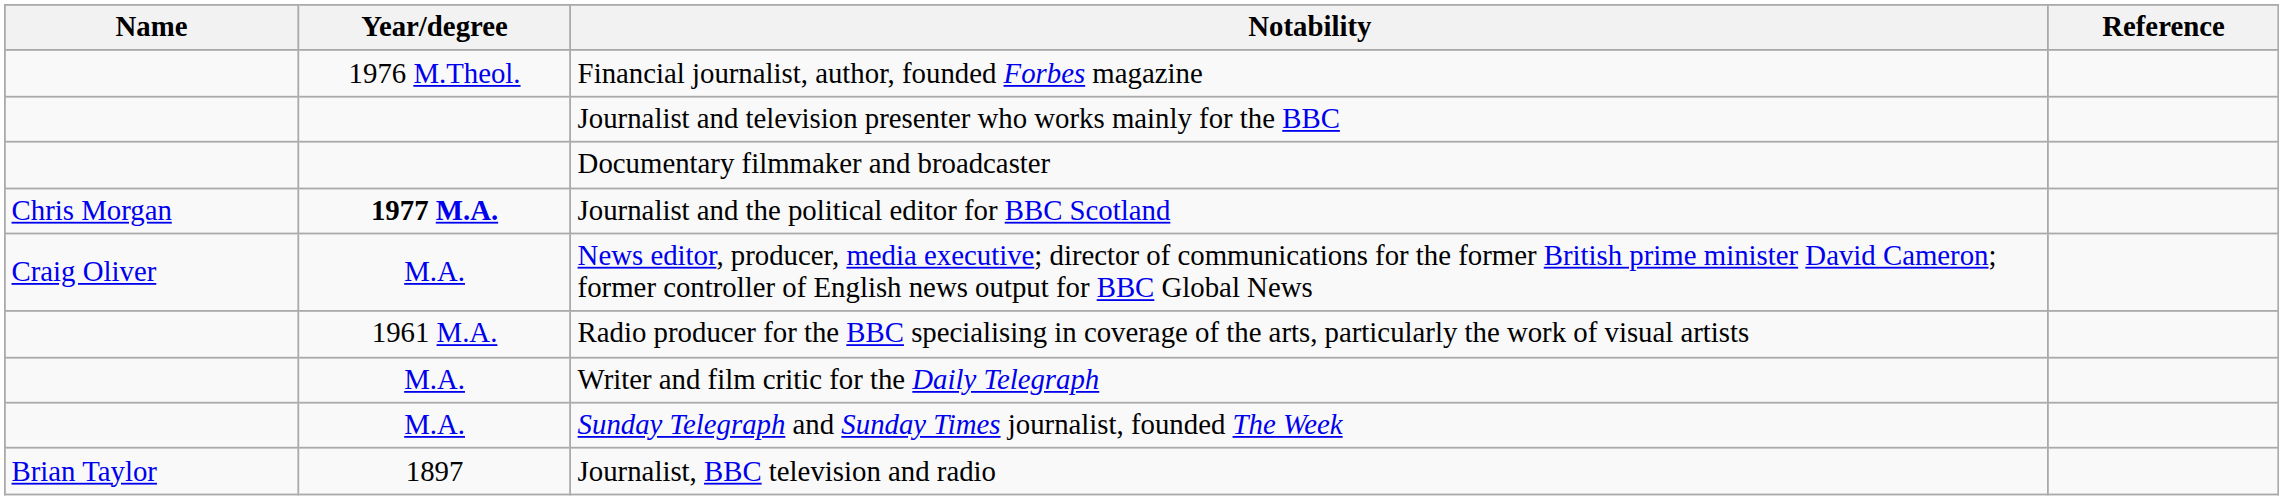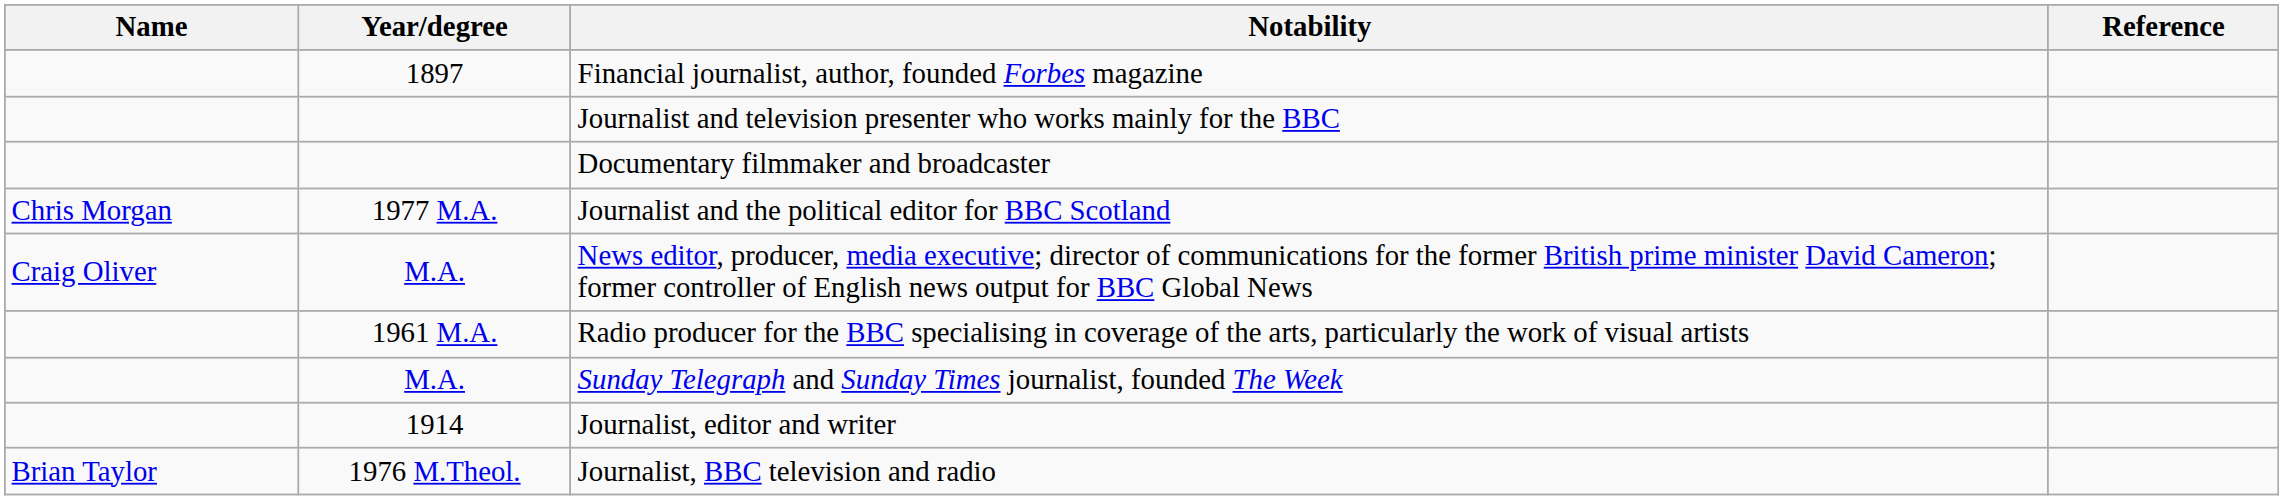(435, 73) 1976 M.Theol. -> (435, 73) 1897
(435, 210) bold -> (435, 210) normal
- row: (838, 379)
+ row: (737, 425)
(435, 470) 1897 -> (435, 470) 1976 M.Theol.
